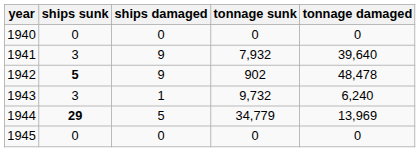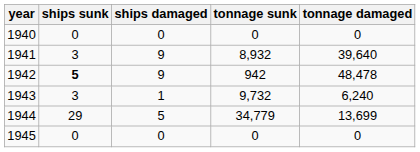(255, 55) 7,932 -> (255, 55) 8,932
(255, 75) 902 -> (255, 75) 942
(75, 116) bold -> (75, 116) normal
(357, 116) 13,969 -> (357, 116) 13,699
